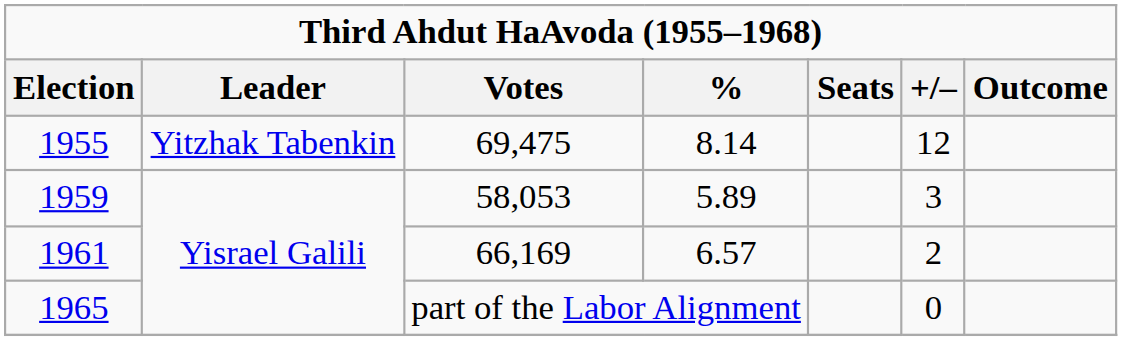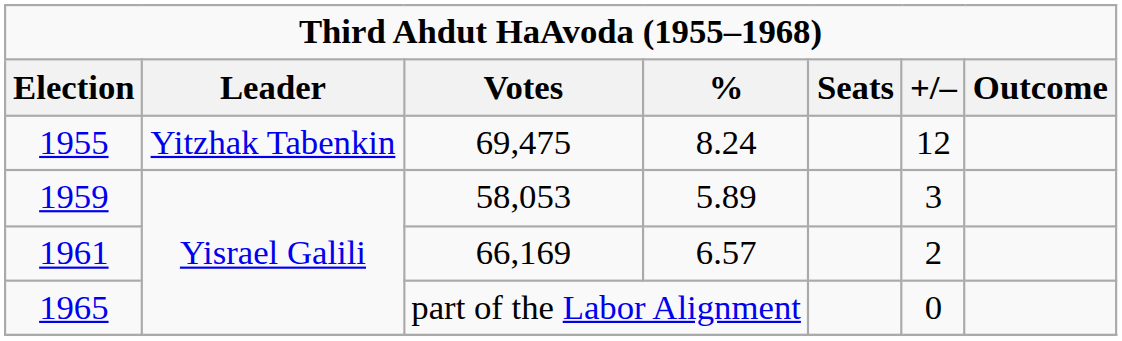(726, 142) 8.14 -> (726, 142) 8.24
